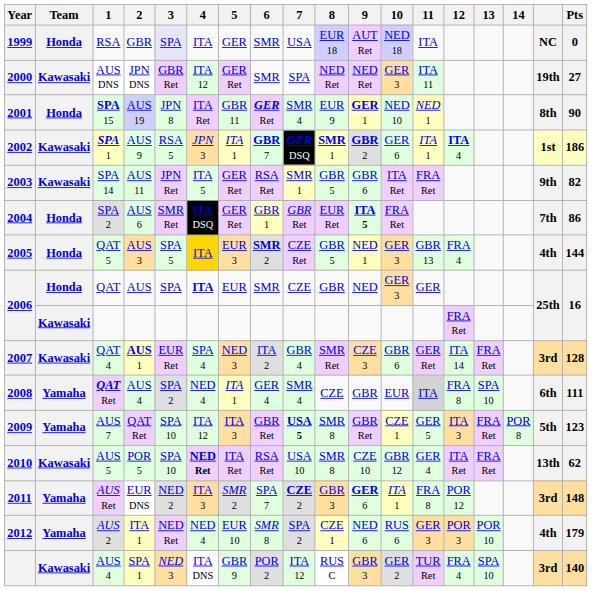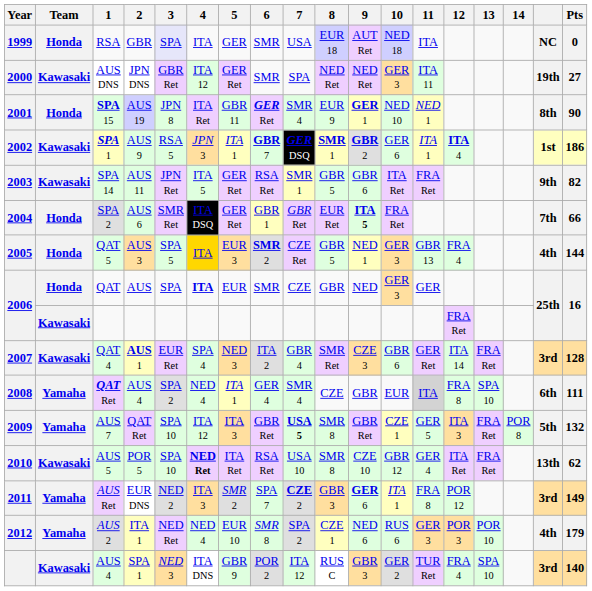(575, 218) 86 -> (575, 218) 66
(575, 428) 123 -> (575, 428) 132
(575, 498) 148 -> (575, 498) 149
